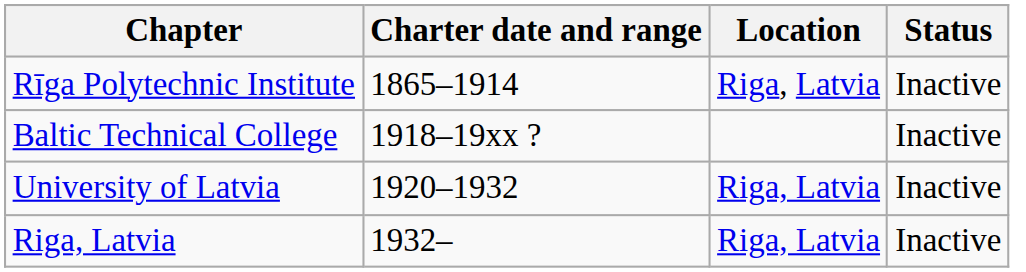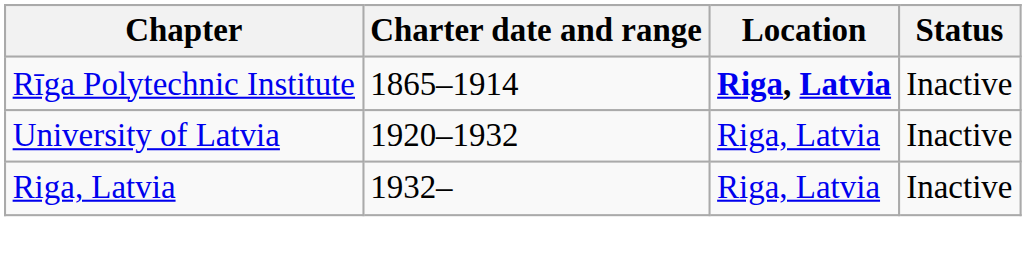(799, 82) normal -> (804, 82) bold
- row: (175, 135)
